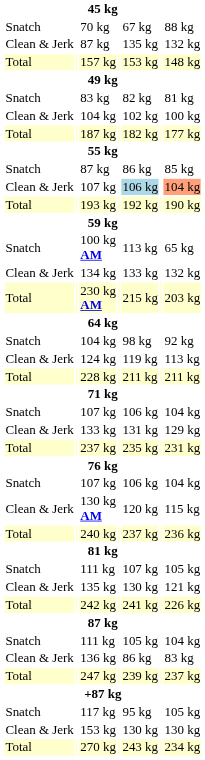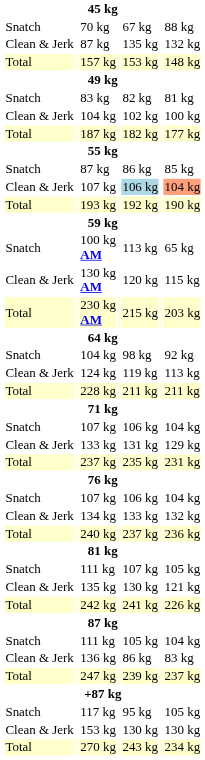rows swapped: (40, 508) <-> (40, 272)
